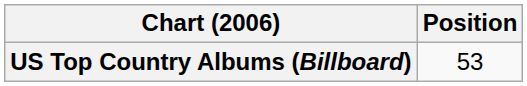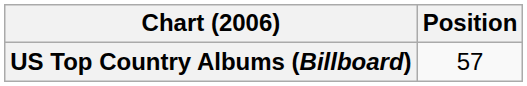(470, 61) 53 -> (470, 61) 57
